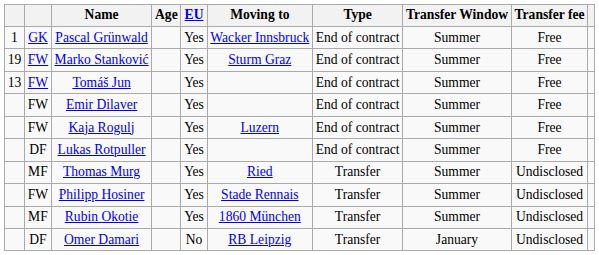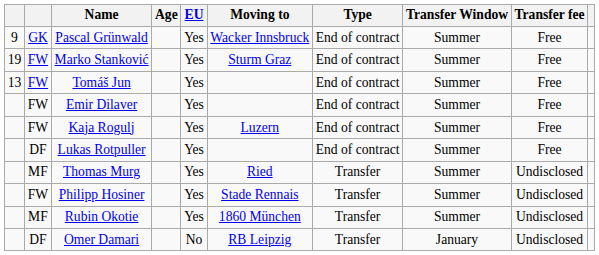(15, 37) 1 -> (15, 37) 9
